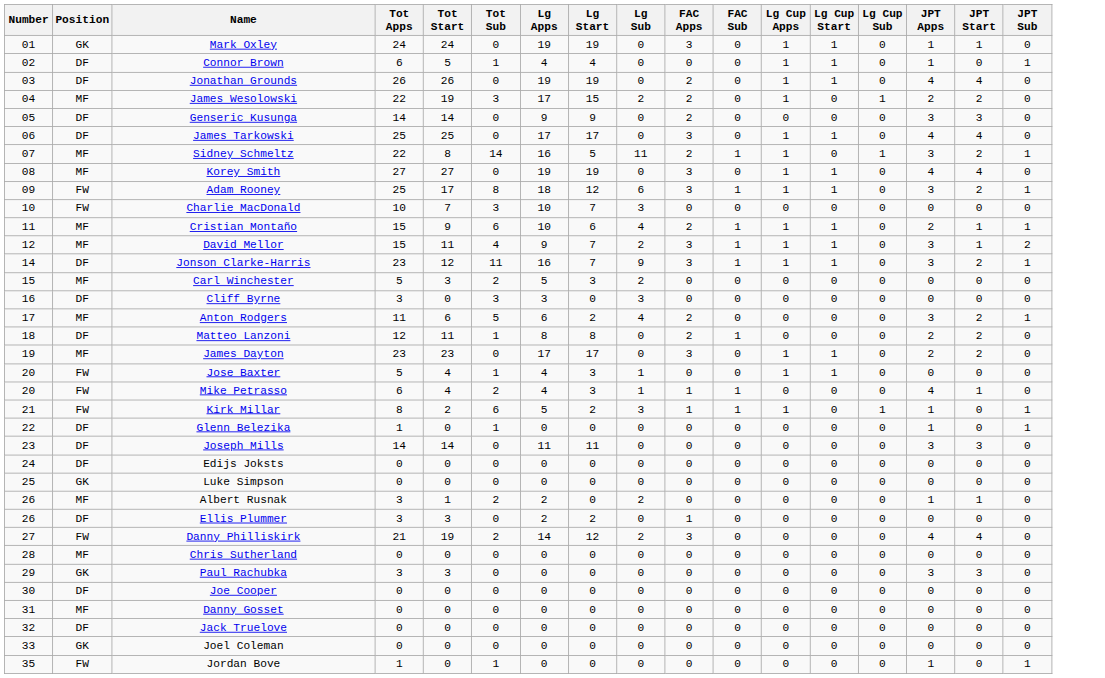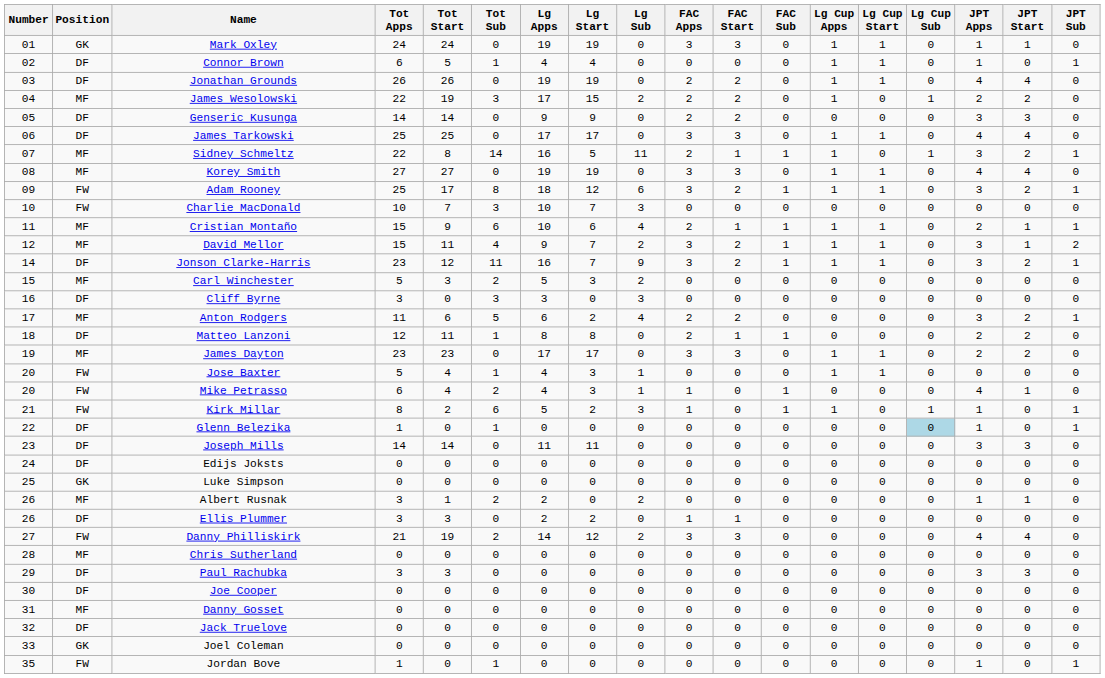+ column: (737, 20)
(882, 427) no background -> (931, 427) lightblue background
(82, 573) GK -> (82, 573) DF
